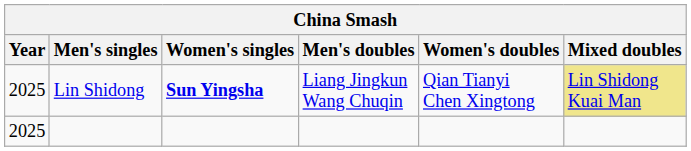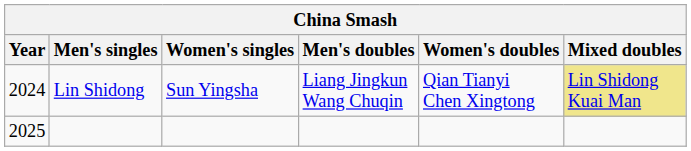(27, 90) 2025 -> (27, 90) 2024
(215, 90) bold -> (212, 90) normal
